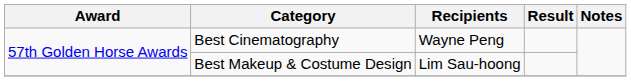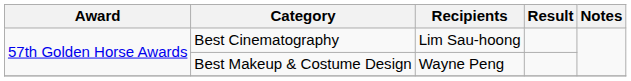(461, 40) Wayne Peng -> (470, 40) Lim Sau-hoong
(470, 64) Lim Sau-hoong -> (461, 64) Wayne Peng
